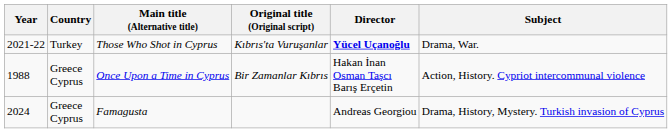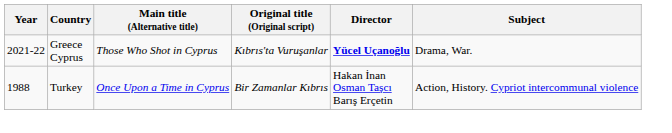(66, 44) Turkey -> (66, 50) Greece Cyprus
(66, 75) Greece Cyprus -> (66, 87) Turkey
- row: (122, 112)
